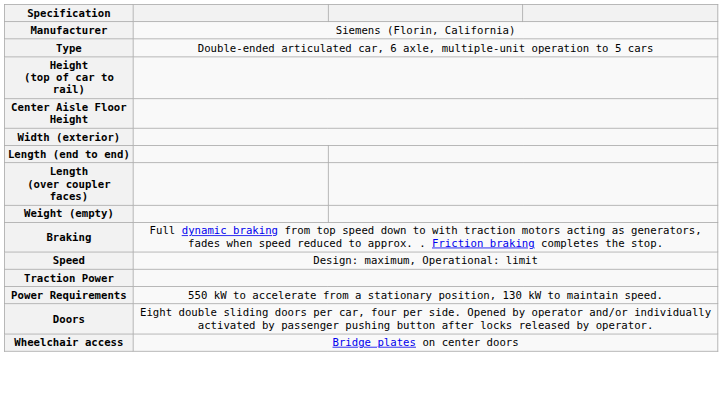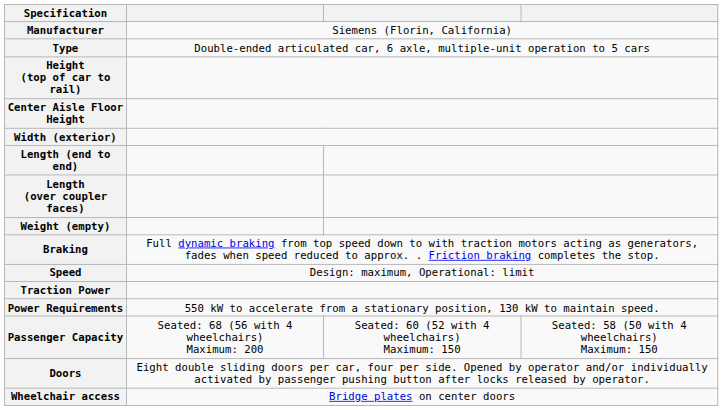+ row: (65, 337)
